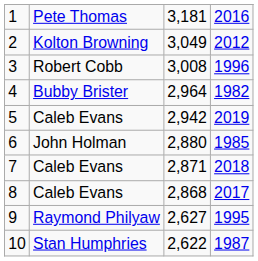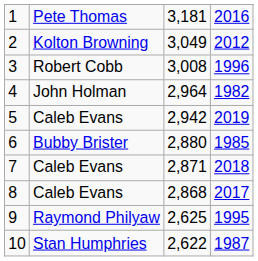(81, 92) Bubby Brister -> (80, 92) John Holman
(80, 142) John Holman -> (81, 142) Bubby Brister
(187, 218) 2,627 -> (187, 218) 2,625
